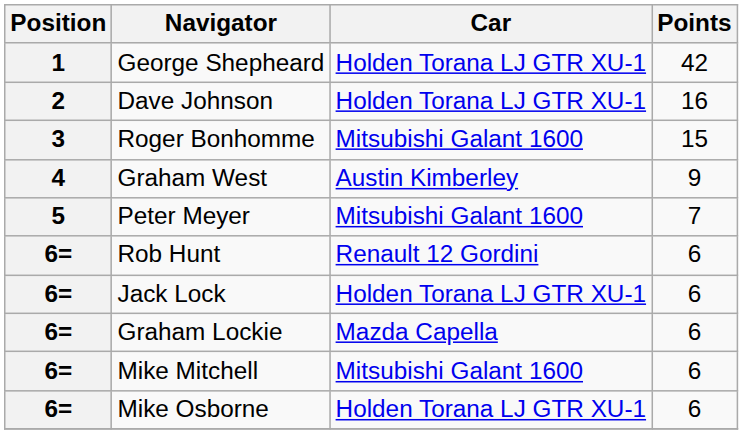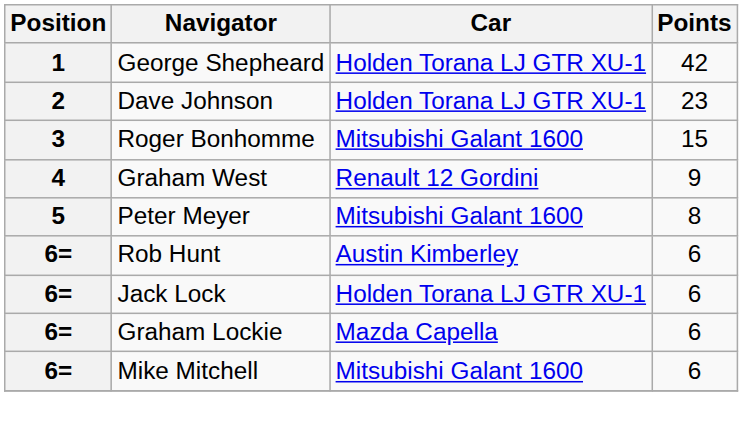(694, 100) 16 -> (694, 100) 23
(427, 178) Austin Kimberley -> (437, 178) Renault 12 Gordini
(694, 216) 7 -> (694, 216) 8
(437, 255) Renault 12 Gordini -> (427, 255) Austin Kimberley
- row: (193, 409)
